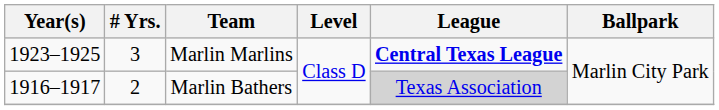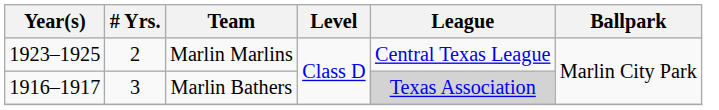(135, 54) 3 -> (135, 54) 2
(469, 54) bold -> (463, 54) normal
(135, 88) 2 -> (135, 88) 3
